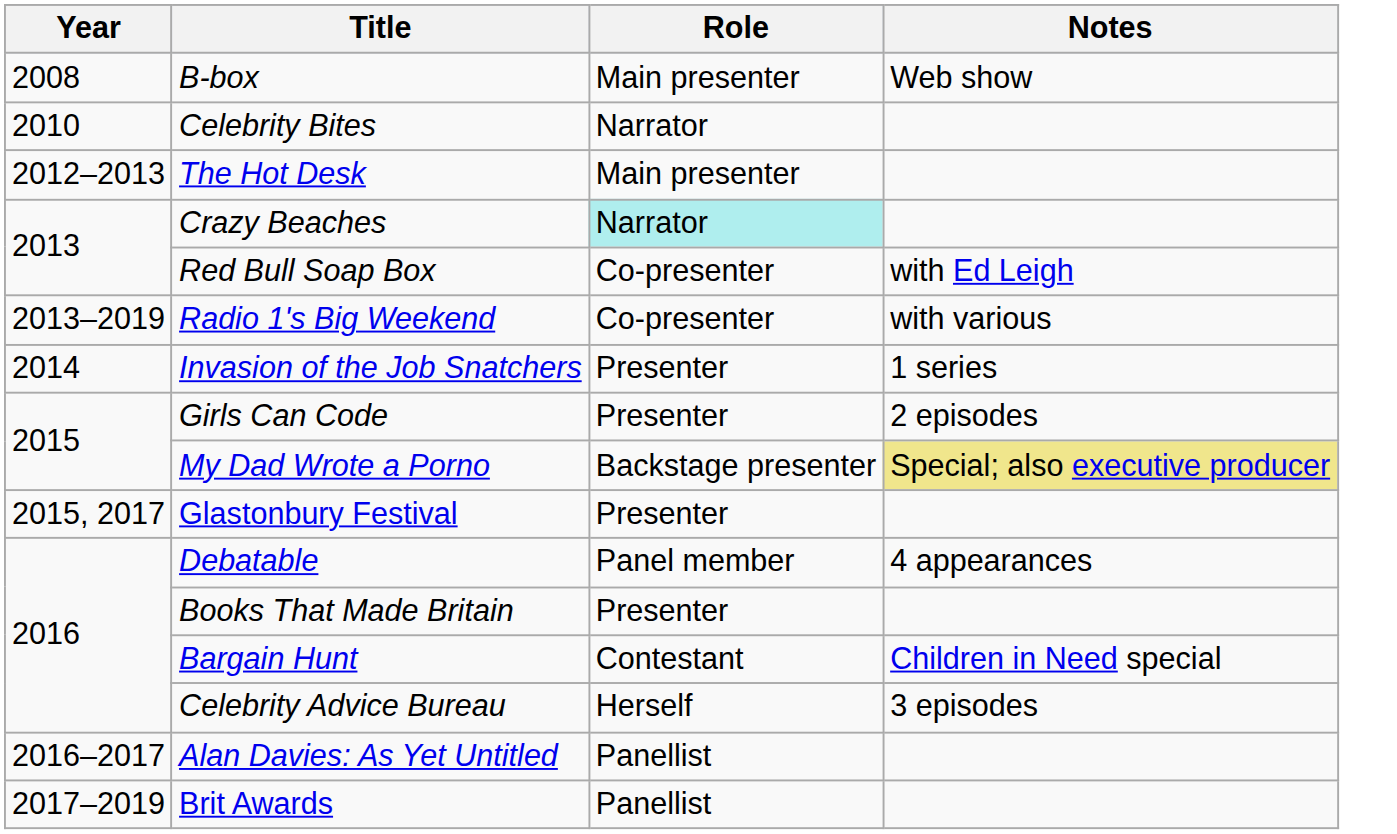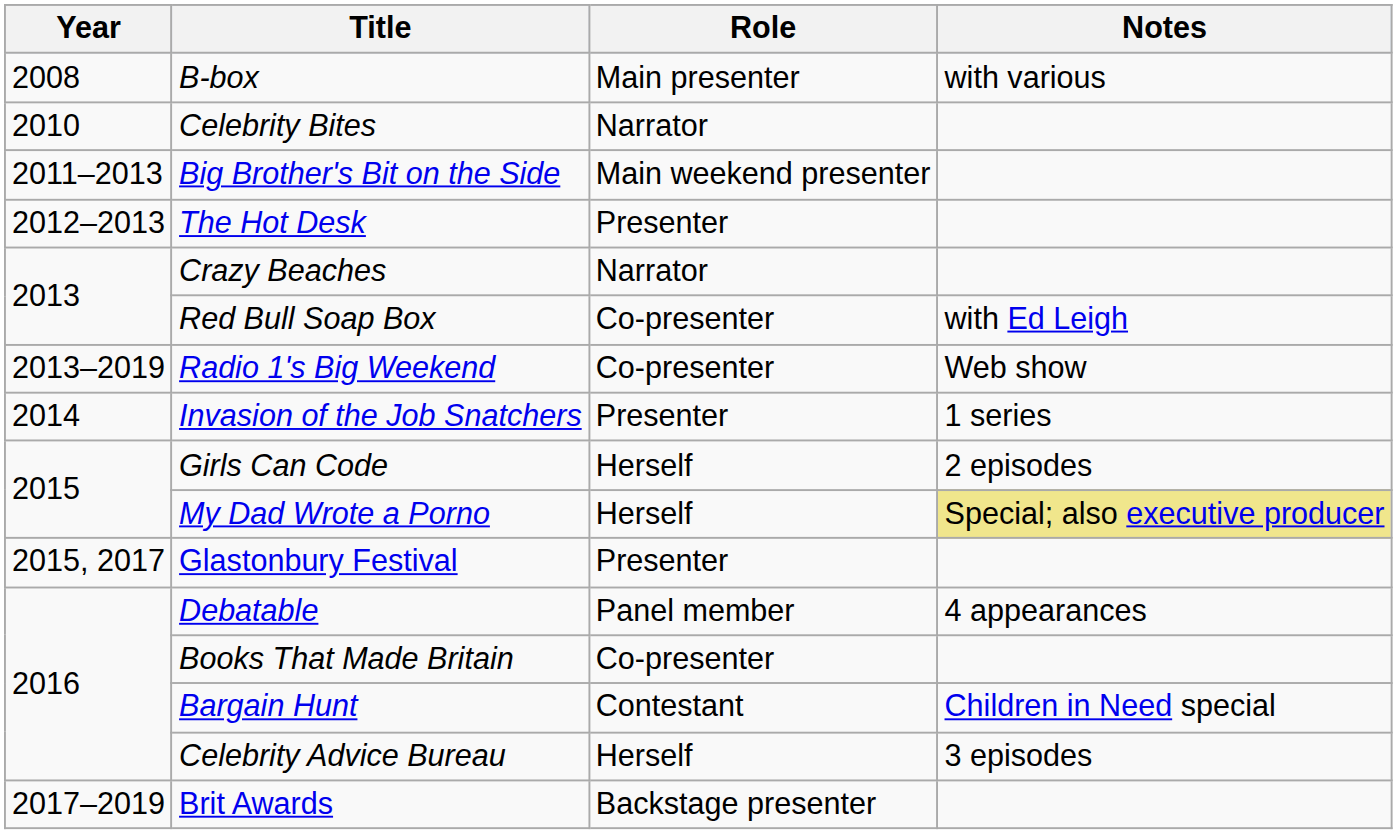(961, 77) Web show -> (1025, 77) with various
+ row: (370, 174)
(698, 174) Main presenter -> (662, 222) Presenter
(652, 222) paleturquoise background -> (652, 271) no background
(971, 319) with various -> (1016, 367) Web show
(662, 416) Presenter -> (644, 464) Herself
(736, 464) Backstage presenter -> (644, 513) Herself
(662, 610) Presenter -> (685, 658) Co-presenter
- row: (368, 755)
(654, 804) Panellist -> (736, 804) Backstage presenter
